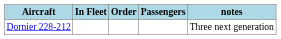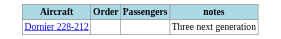- column: (91, 12)
